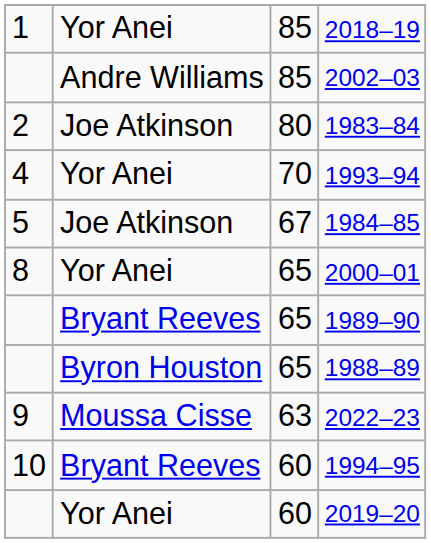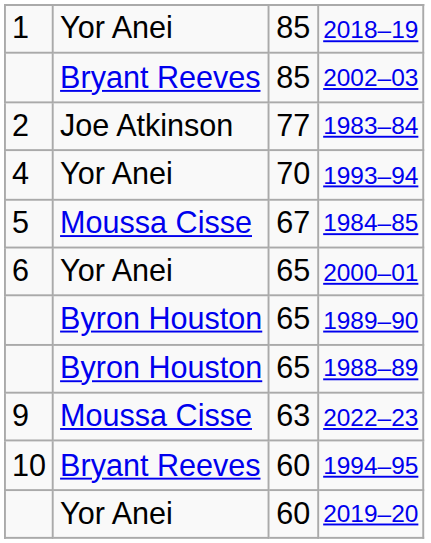(162, 77) Andre Williams -> (160, 77) Bryant Reeves
(295, 125) 80 -> (293, 125) 77
(147, 222) Joe Atkinson -> (156, 222) Moussa Cisse
(21, 271) 8 -> (21, 271) 6
(160, 319) Bryant Reeves -> (161, 319) Byron Houston
